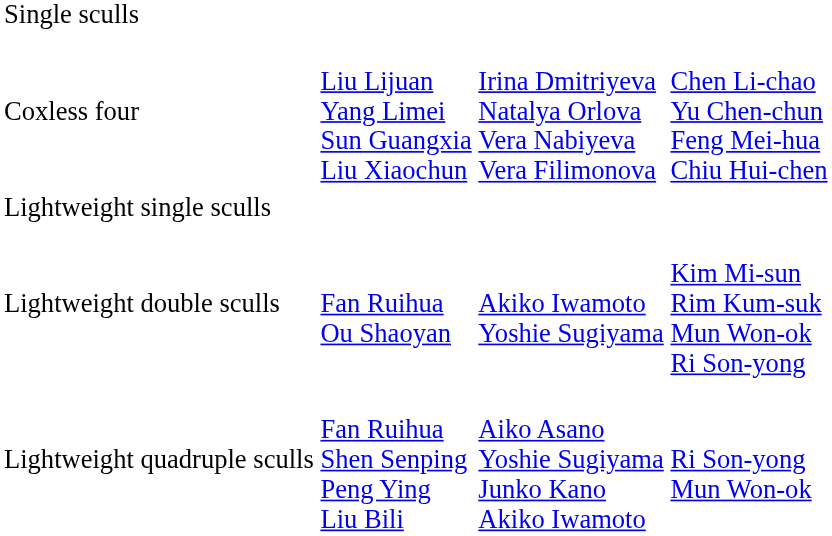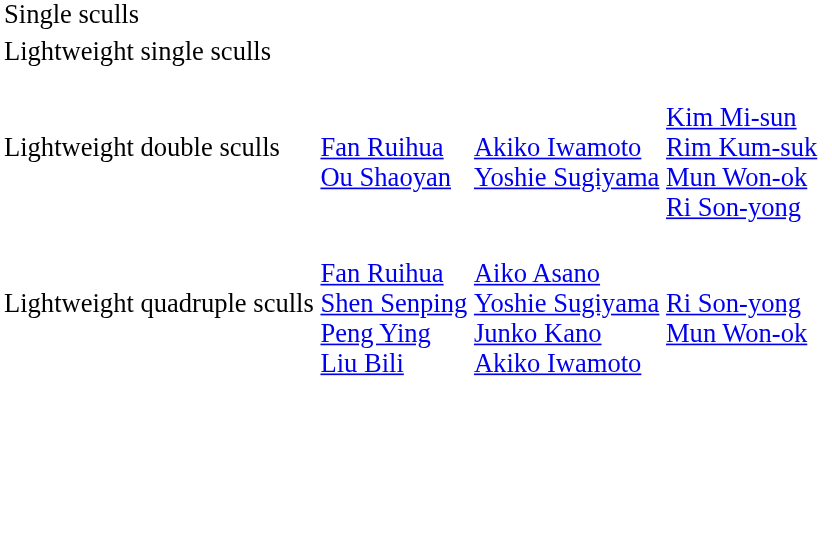- row: (71, 110)
